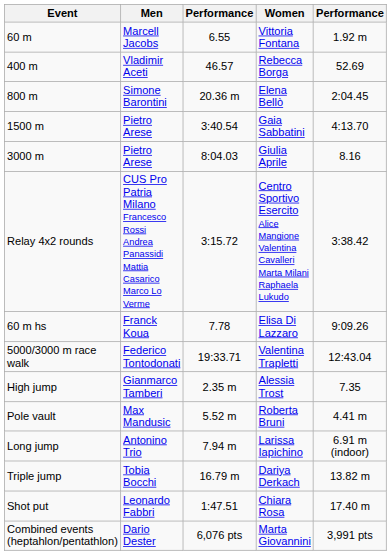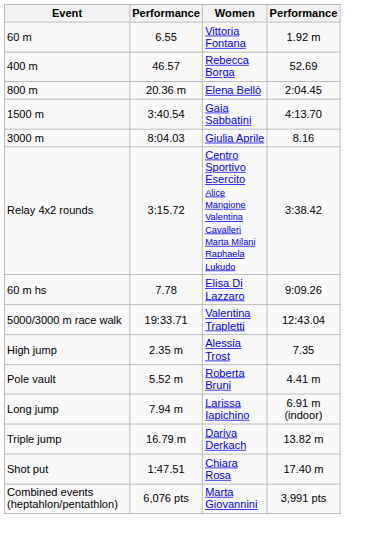- column: (152, 14)
